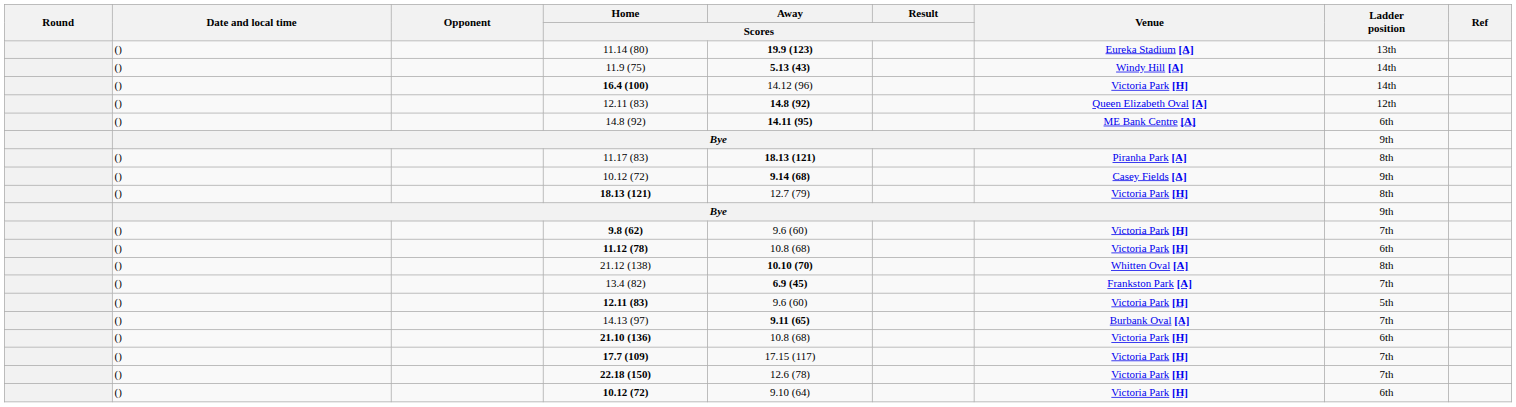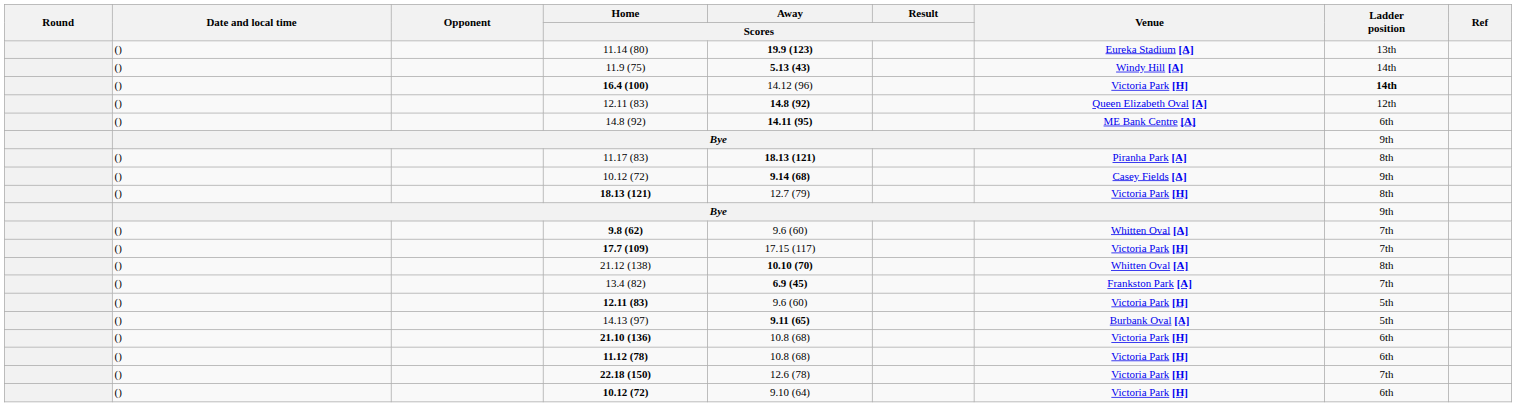(1387, 86) normal -> (1387, 86) bold
(1150, 230) Victoria Park [H] -> (1150, 230) Whitten Oval [A]
rows swapped: (118, 248) <-> (118, 356)
(1387, 320) 7th -> (1387, 320) 5th
